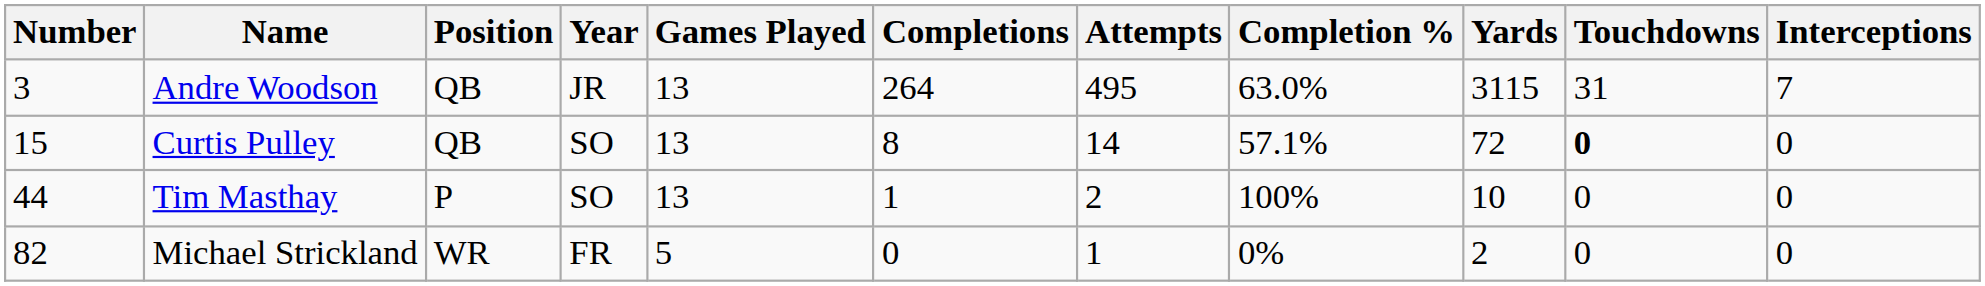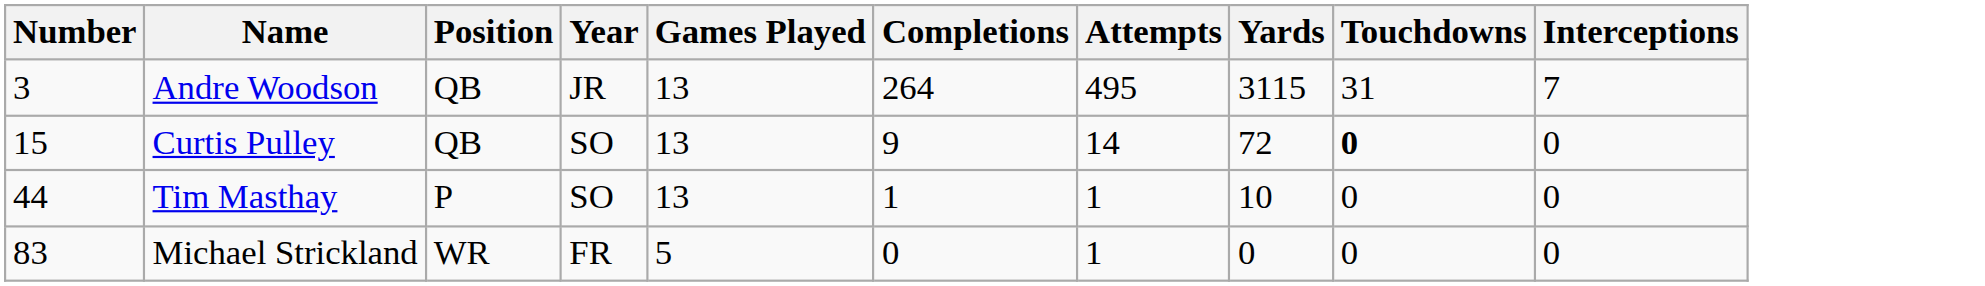- column: (1346, 32)
(891, 142) 8 -> (891, 142) 9
(1094, 197) 2 -> (1094, 197) 1
(30, 252) 82 -> (30, 252) 83
(1480, 252) 2 -> (1247, 252) 0
